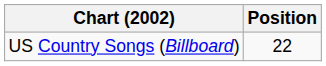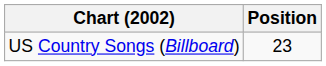(282, 46) 22 -> (282, 46) 23
